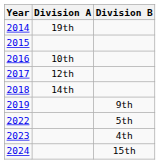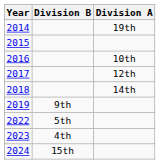columns swapped: (63, 12) <-> (124, 12)
